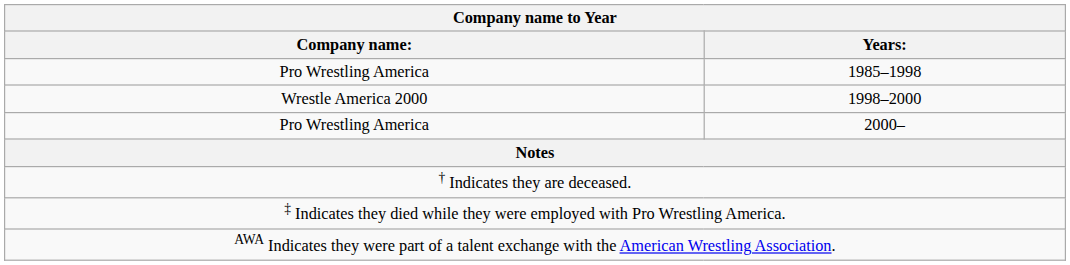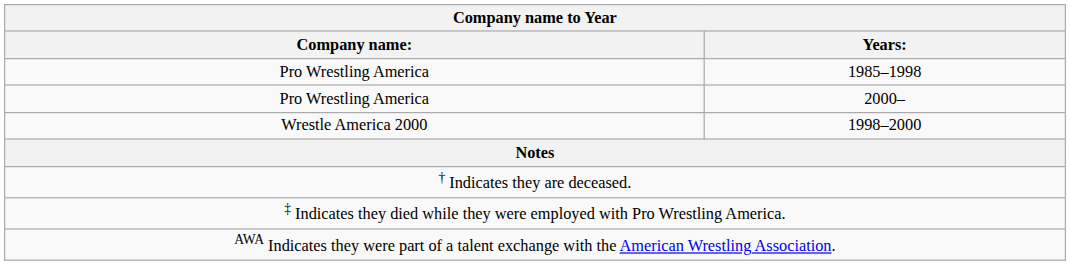rows swapped: (885, 98) <-> (885, 125)
